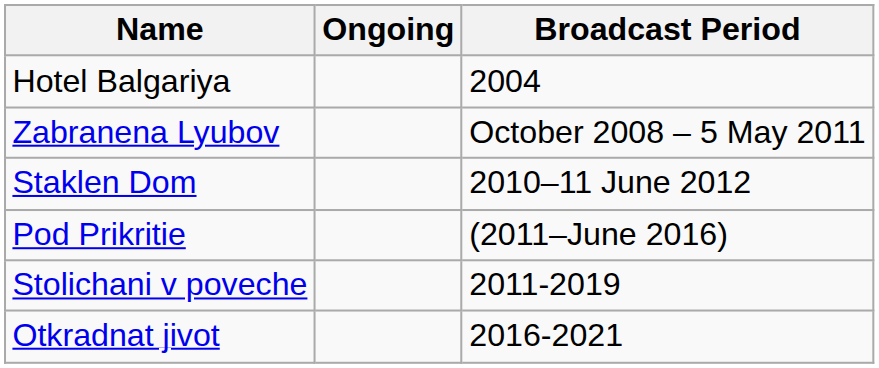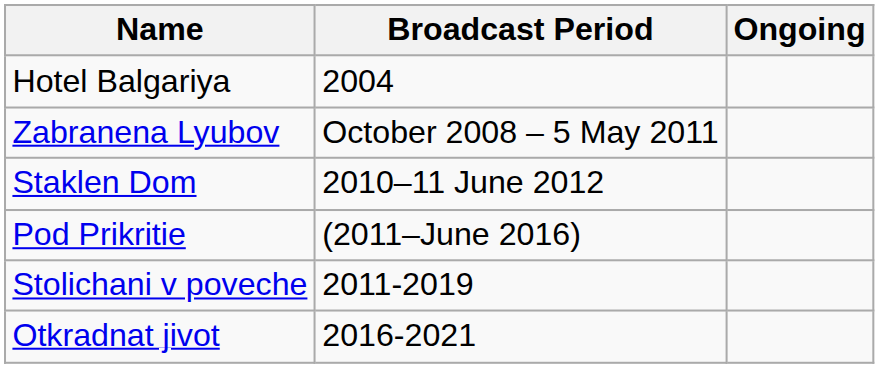columns swapped: (667, 30) <-> (388, 30)
